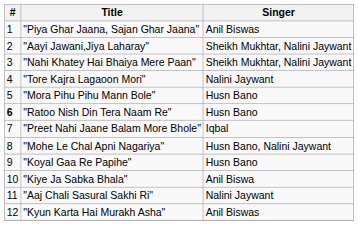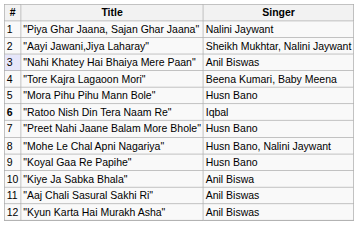(233, 29) Anil Biswas -> (240, 29) Nalini Jaywant
(10, 63) no background -> (10, 63) lavender background
(279, 63) Sheikh Mukhtar, Nalini Jaywant -> (233, 63) Anil Biswas
(240, 79) Nalini Jaywant -> (271, 79) Beena Kumari, Baby Meena
(232, 112) Husn Bano -> (217, 112) Iqbal
(217, 129) Iqbal -> (232, 129) Husn Bano
(240, 195) Nalini Jaywant -> (233, 195) Anil Biswas
